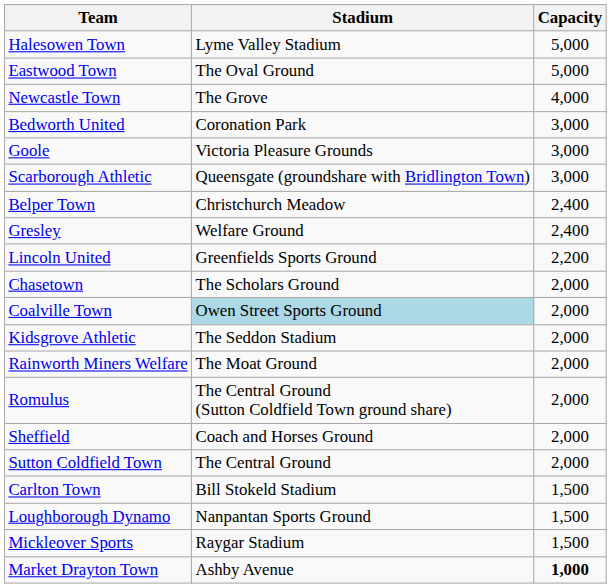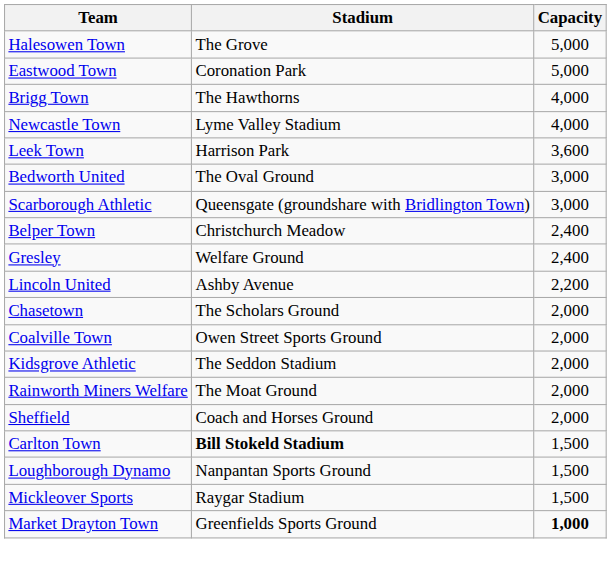(268, 44) Lyme Valley Stadium -> (232, 44) The Grove
(255, 71) The Oval Ground -> (251, 71) Coronation Park
+ row: (48, 97)
(232, 97) The Grove -> (268, 124) Lyme Valley Stadium
+ row: (46, 151)
(251, 124) Coronation Park -> (255, 177) The Oval Ground
- row: (29, 151)
(286, 257) Greenfields Sports Ground -> (245, 284) Ashby Avenue
(289, 310) lightblue background -> (289, 337) no background
- row: (39, 400)
- row: (85, 463)
(266, 489) normal -> (270, 444) bold
(245, 569) Ashby Avenue -> (286, 524) Greenfields Sports Ground
